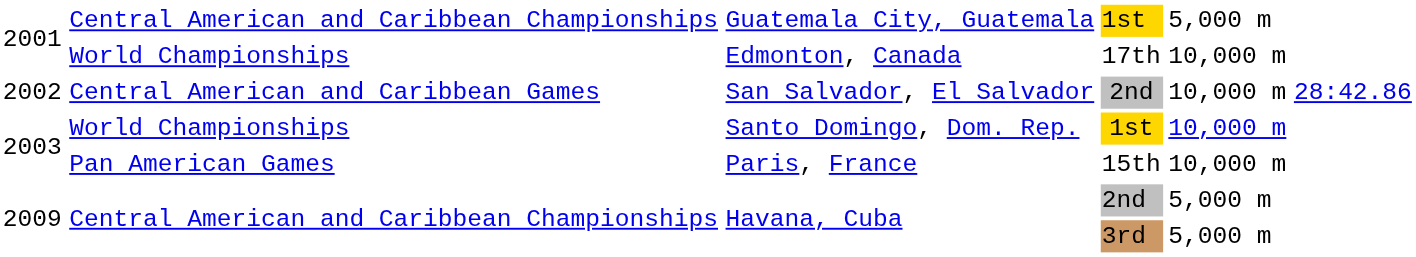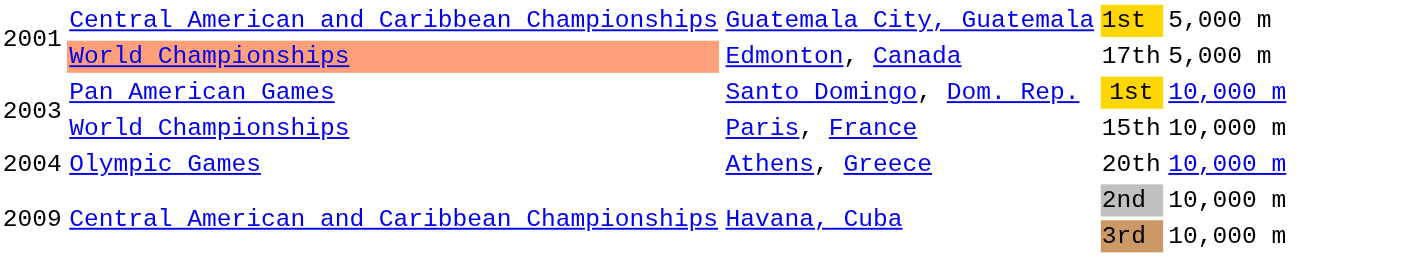(209, 57) no background -> (209, 57) lightsalmon background
(1227, 57) 10,000 m -> (1220, 57) 5,000 m
- row: (910, 93)
(209, 129) World Championships -> (202, 93) Pan American Games
(202, 164) Pan American Games -> (209, 129) World Championships
+ row: (829, 164)
(1220, 200) 5,000 m -> (1227, 200) 10,000 m
(1220, 236) 5,000 m -> (1227, 236) 10,000 m
